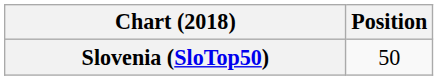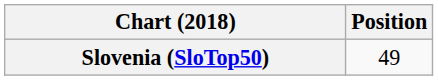(389, 57) 50 -> (389, 57) 49
